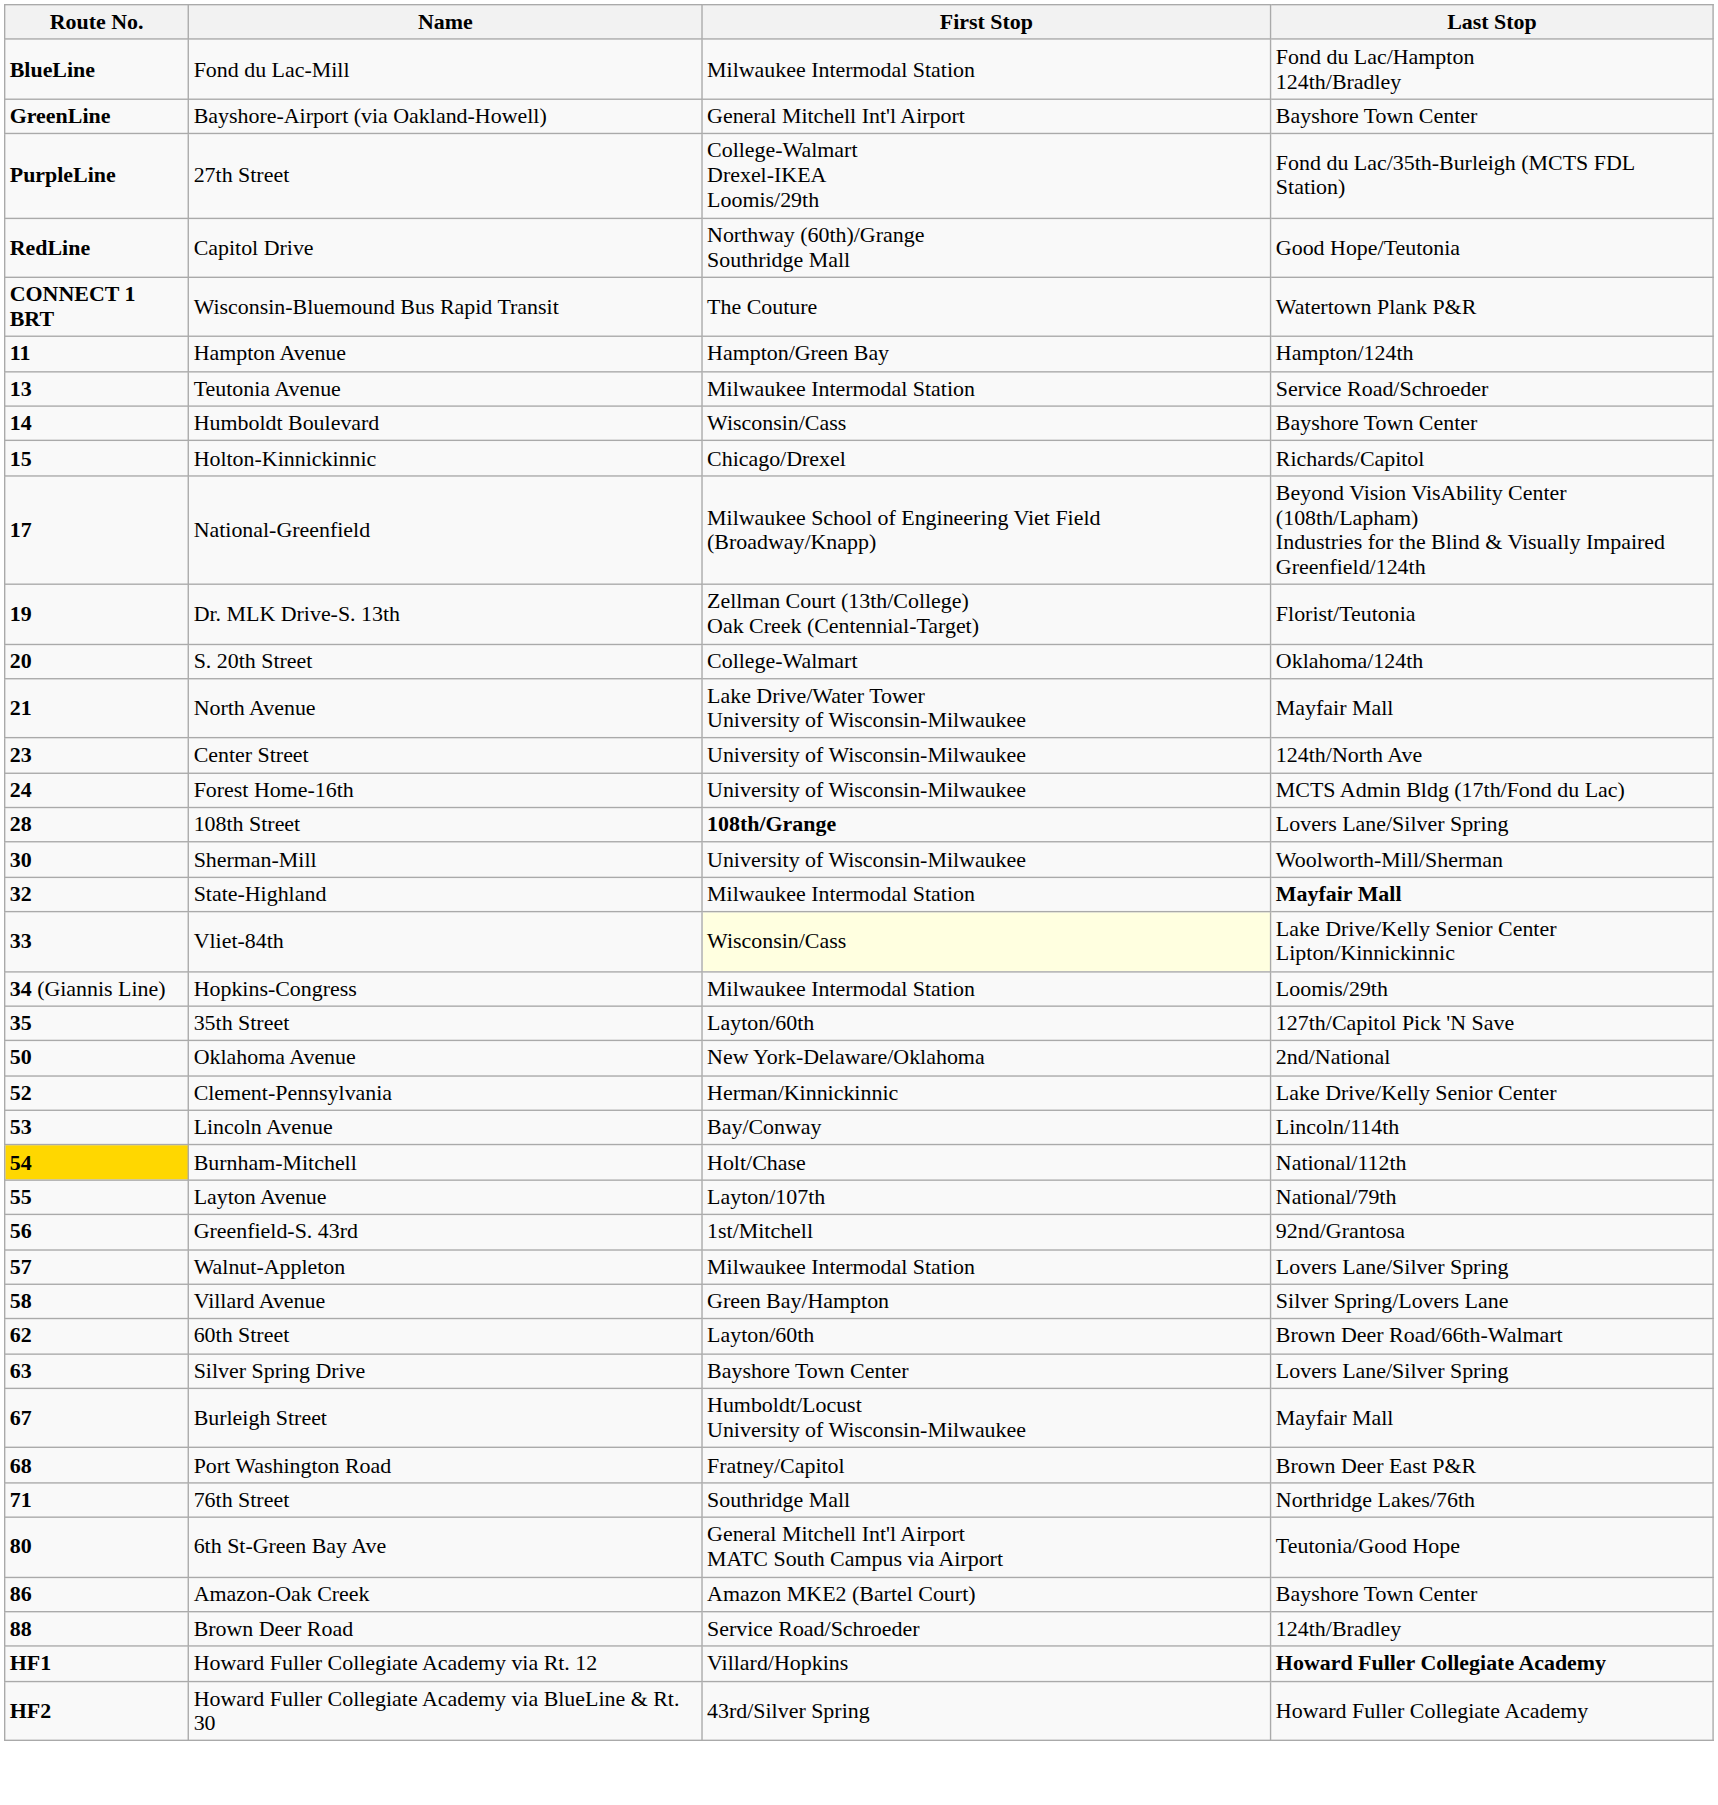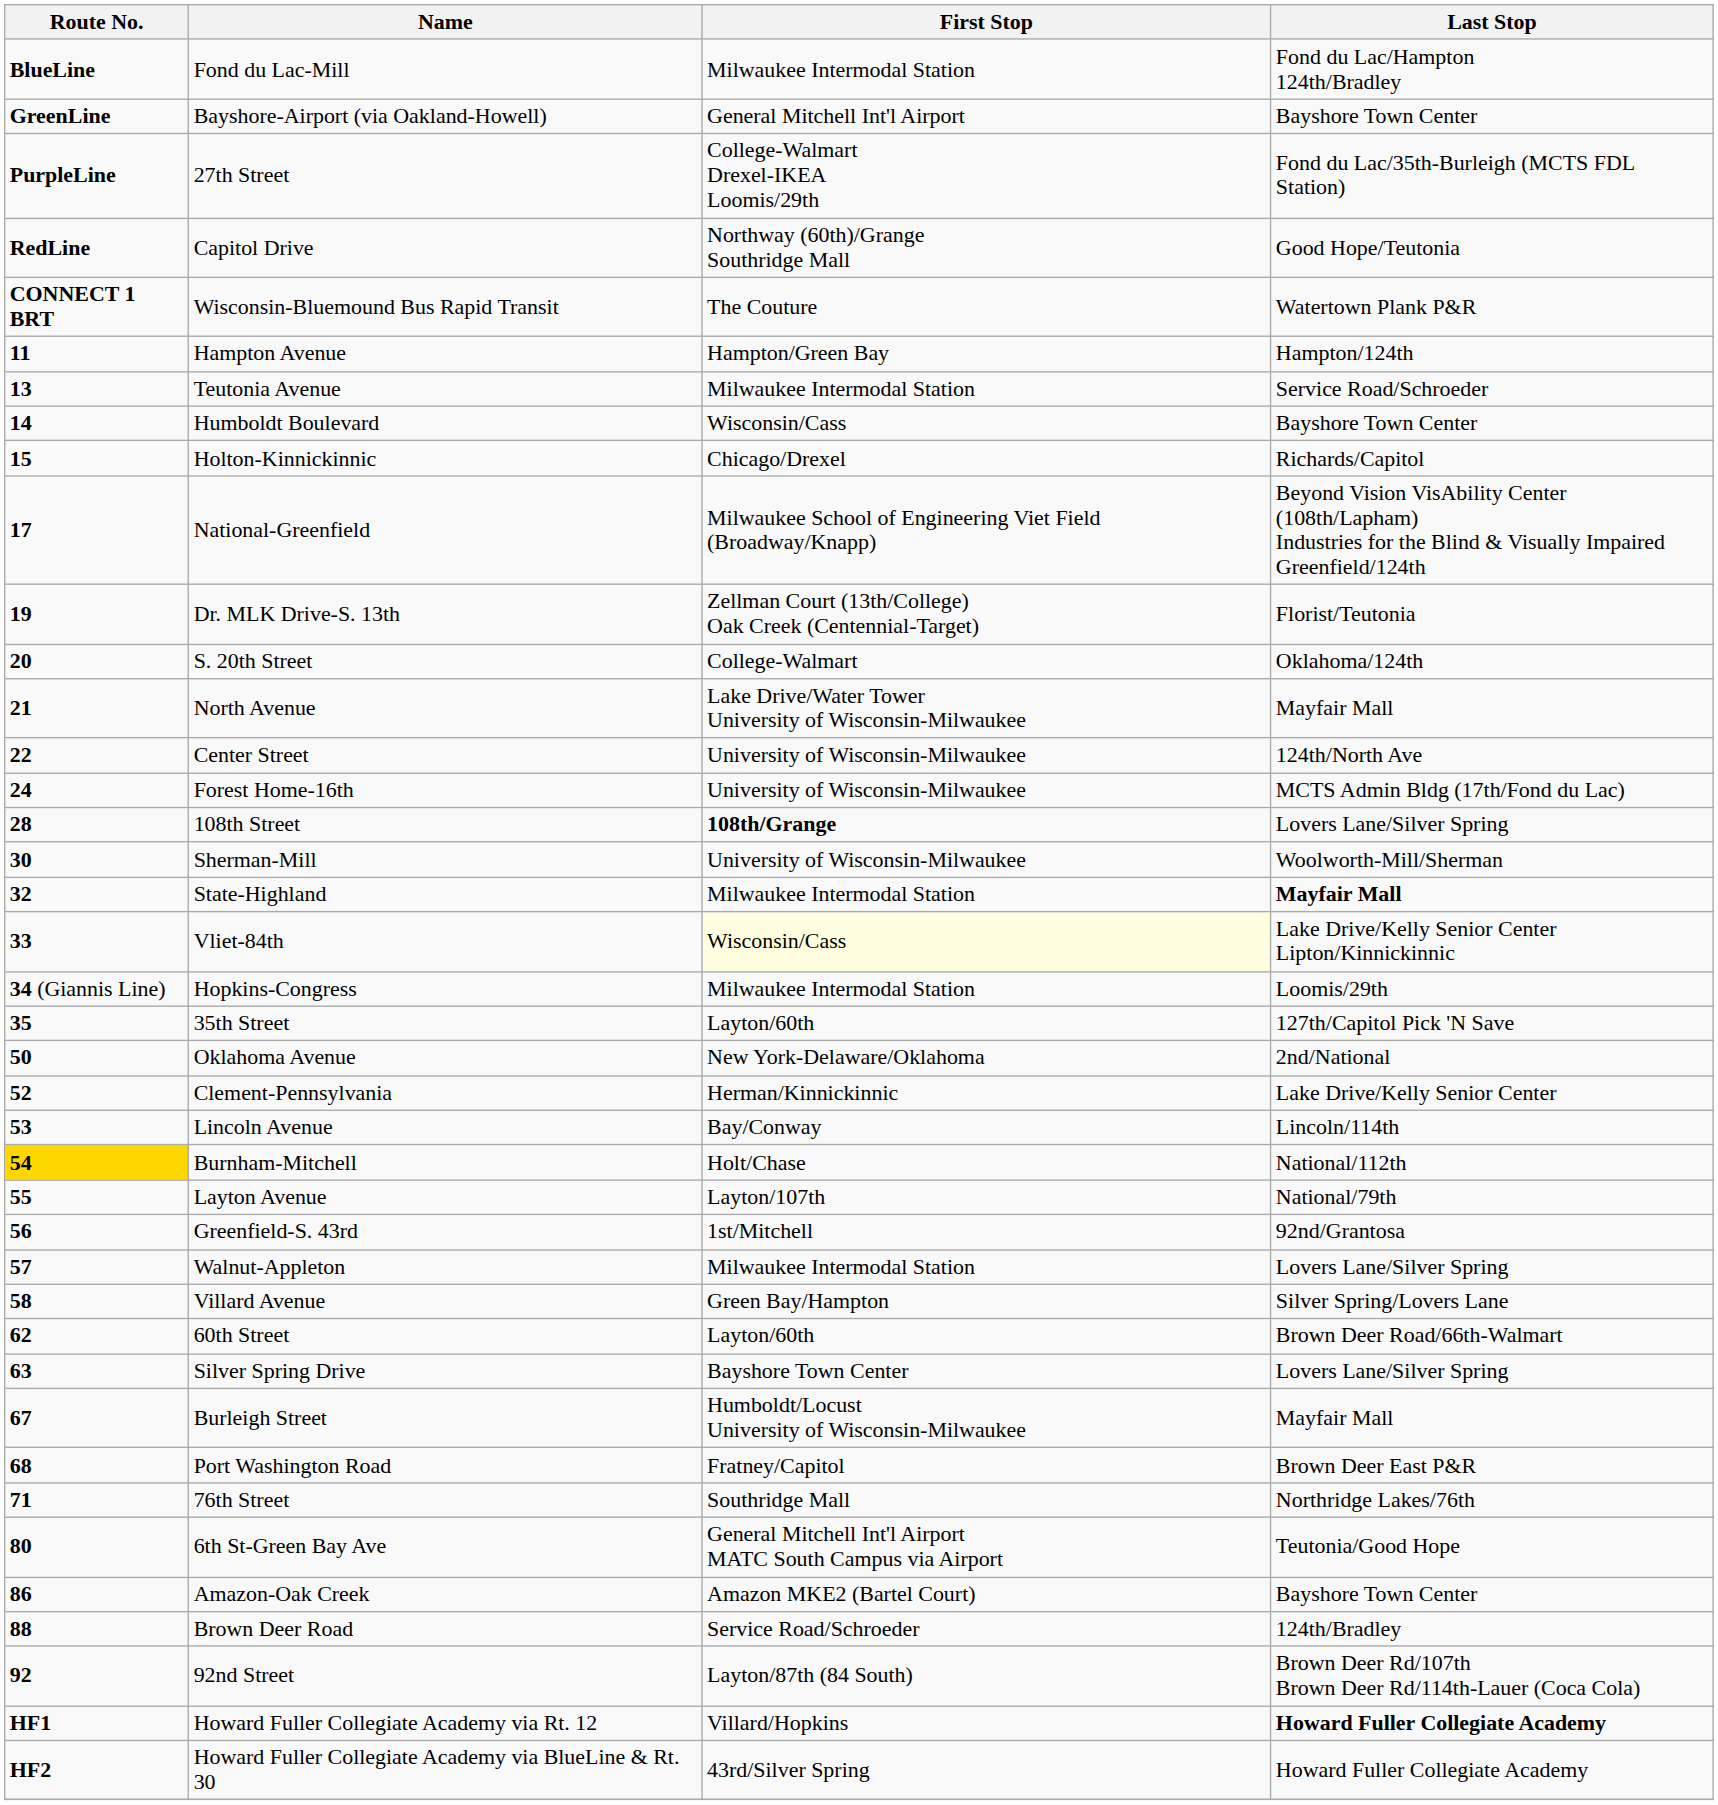(21, 755) 23 -> (21, 755) 22
+ row: (244, 1675)
